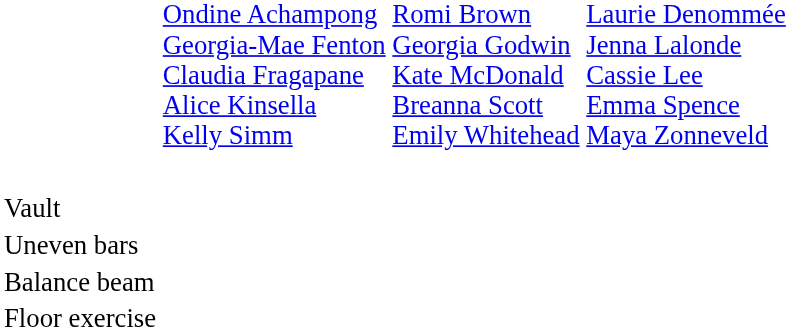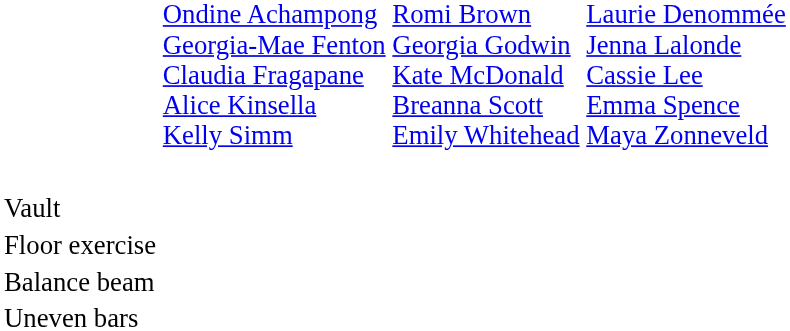rows swapped: (71, 245) <-> (80, 318)
